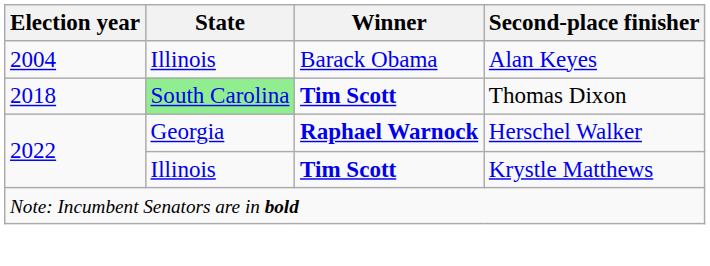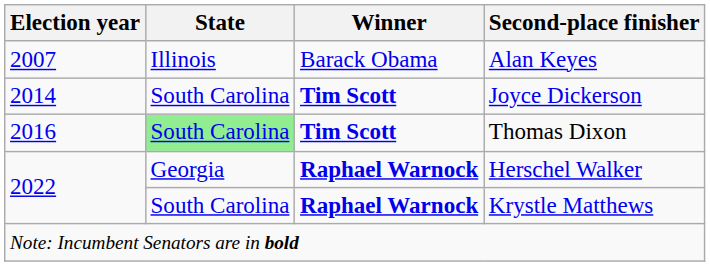(33, 59) 2004 -> (33, 59) 2007
+ row: (565, 95)
(33, 95) 2018 -> (33, 132) 2016
(183, 168) Illinois -> (220, 205) South Carolina
(348, 168) Tim Scott -> (389, 205) Raphael Warnock
